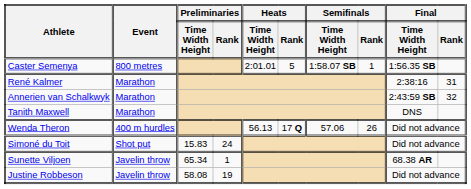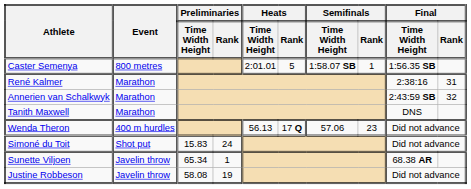(372, 128) 26 -> (372, 128) 23
